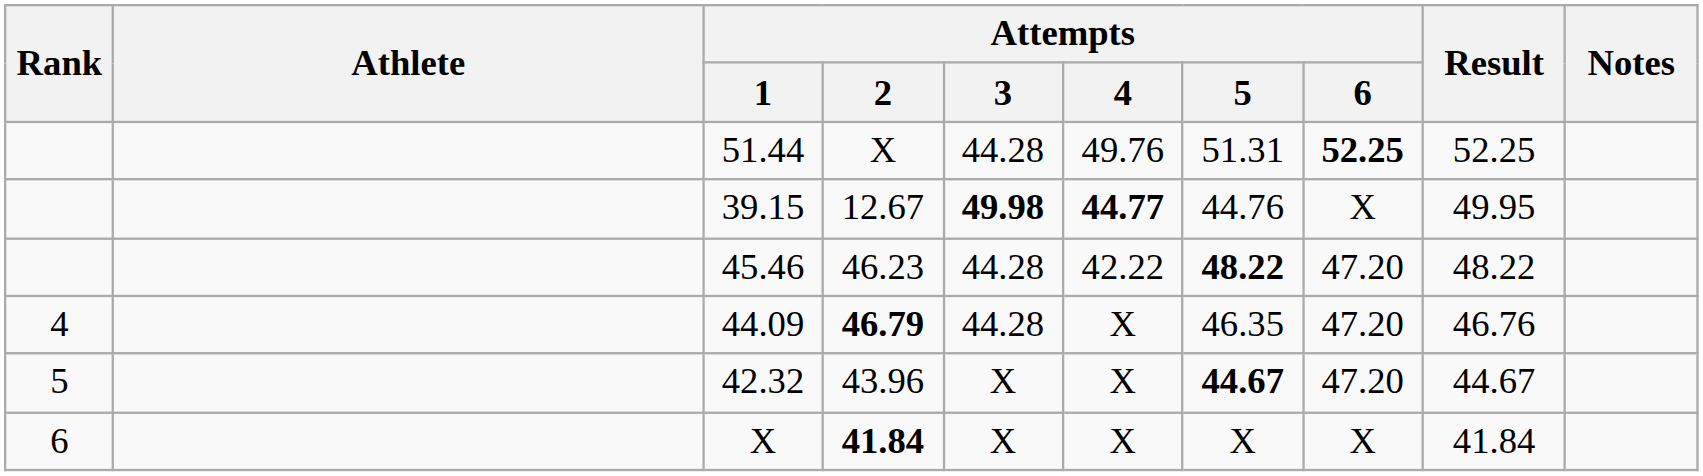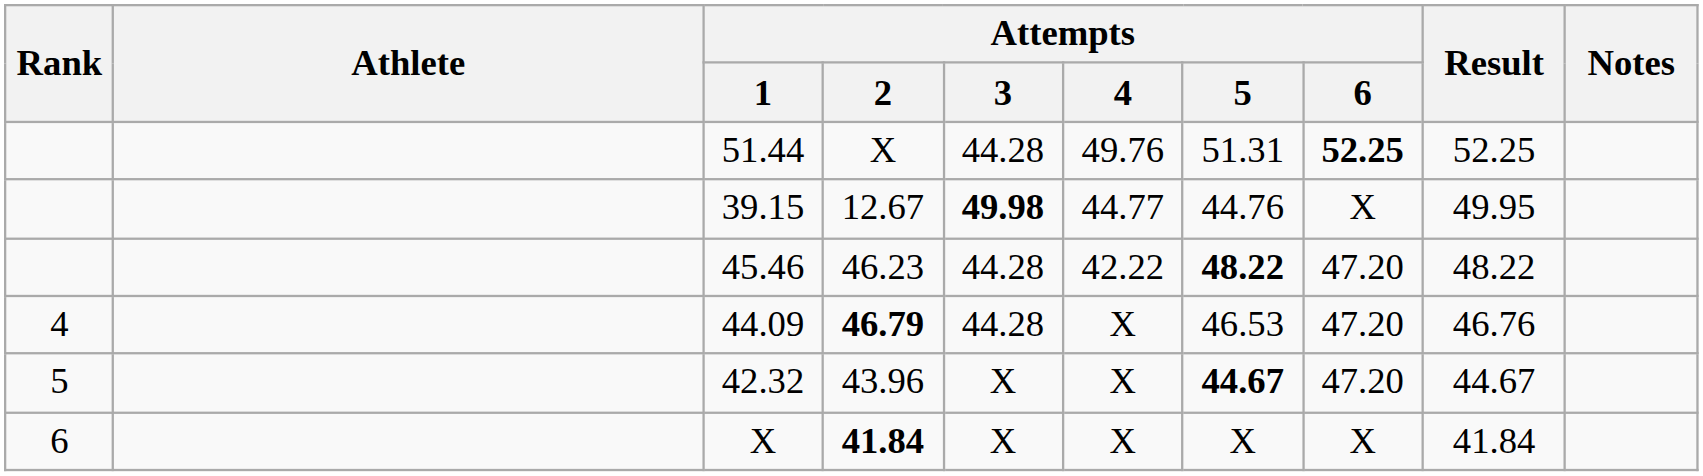(1123, 207) bold -> (1123, 207) normal
(1243, 324) 46.35 -> (1243, 324) 46.53
